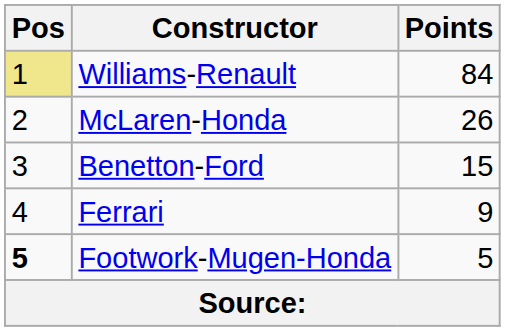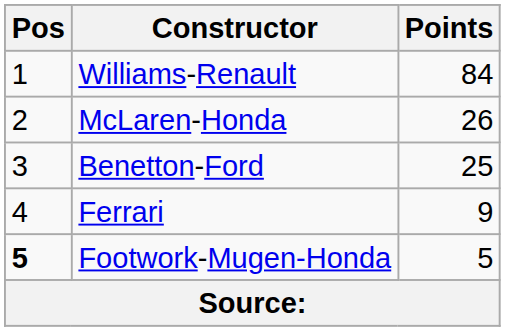(20, 74) khaki background -> (20, 74) no background
(477, 166) 15 -> (477, 166) 25
